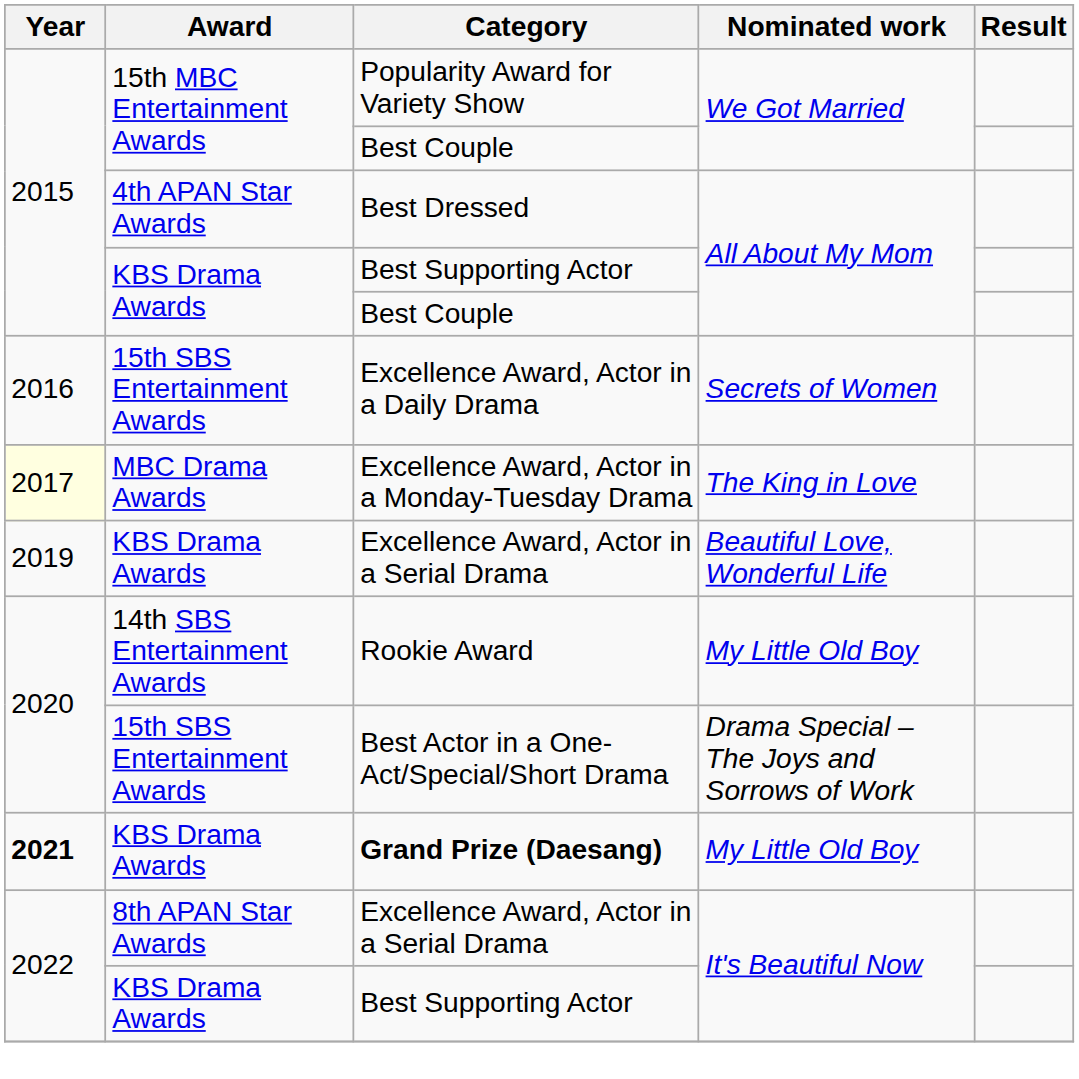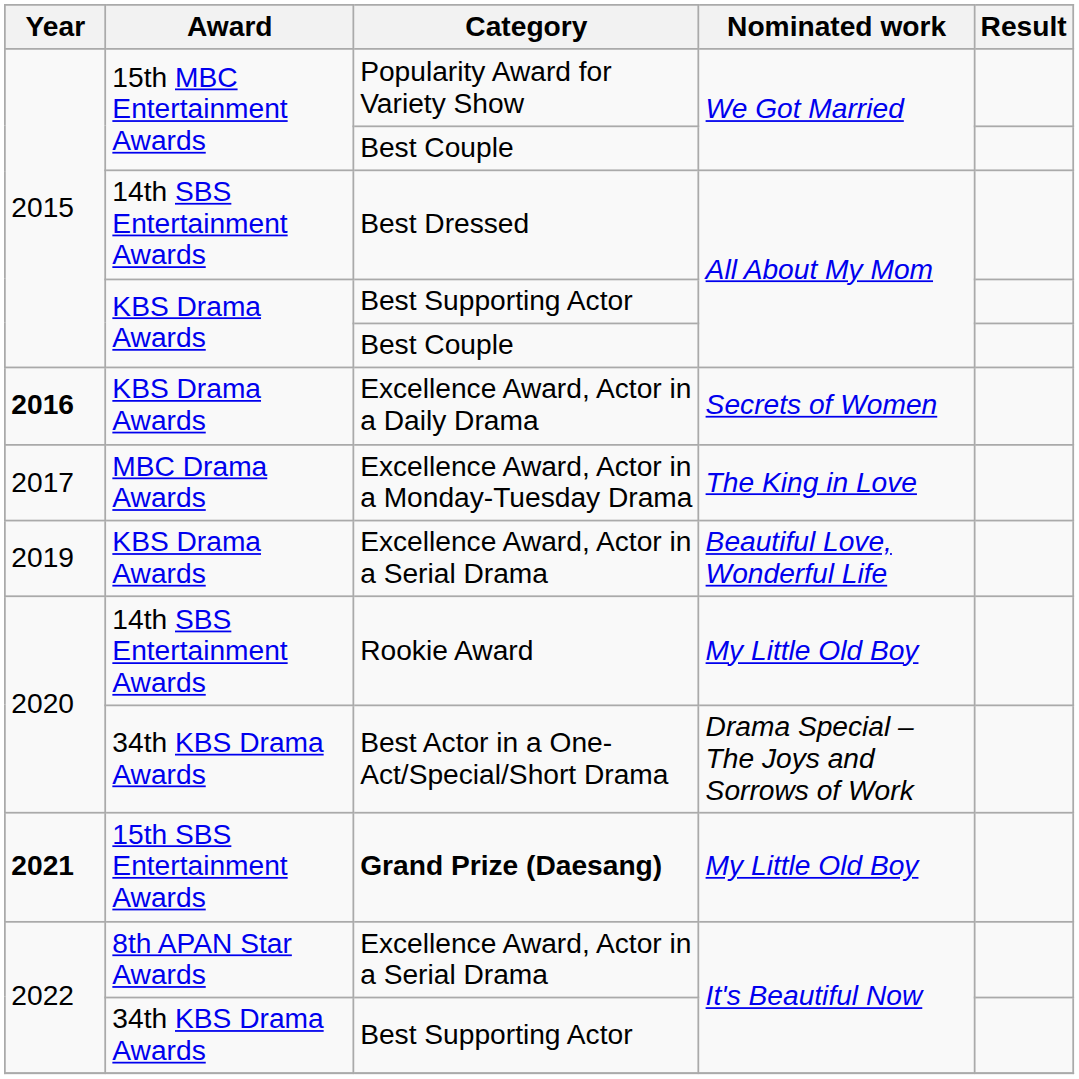(202, 208) 4th APAN Star Awards -> (200, 224) 14th SBS Entertainment Awards
(43, 389) normal -> (43, 405) bold
(200, 389) 15th SBS Entertainment Awards -> (187, 405) KBS Drama Awards
(43, 482) lightyellow background -> (43, 482) no background
(200, 758) 15th SBS Entertainment Awards -> (218, 758) 34th KBS Drama Awards
(187, 850) KBS Drama Awards -> (200, 866) 15th SBS Entertainment Awards
(187, 1003) KBS Drama Awards -> (218, 1035) 34th KBS Drama Awards
